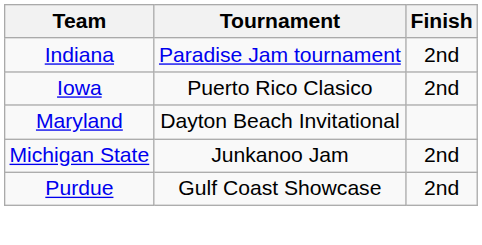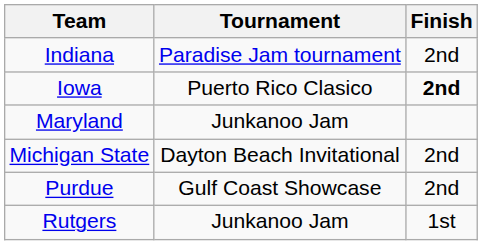(442, 88) normal -> (442, 88) bold
(280, 121) Dayton Beach Invitational -> (280, 121) Junkanoo Jam
(280, 155) Junkanoo Jam -> (280, 155) Dayton Beach Invitational
+ row: (79, 222)
